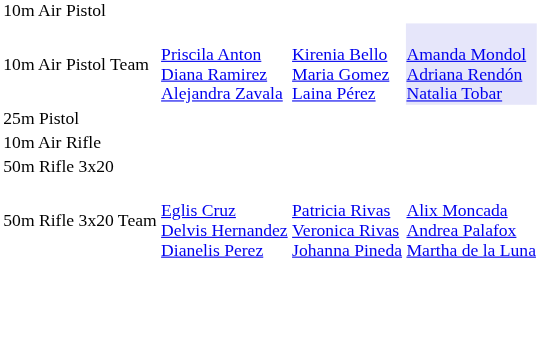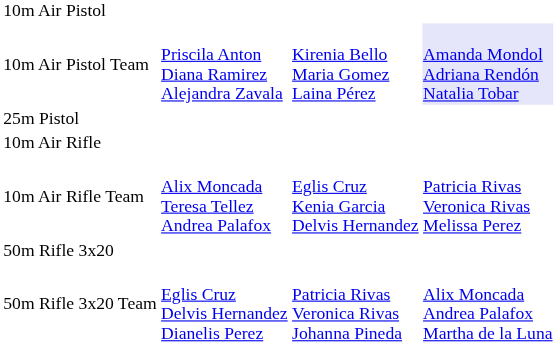+ row: (74, 196)
